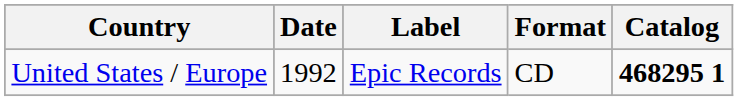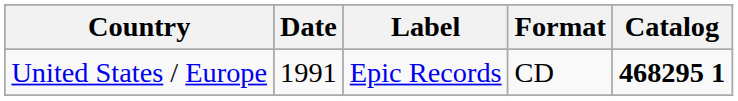(308, 71) 1992 -> (308, 71) 1991
